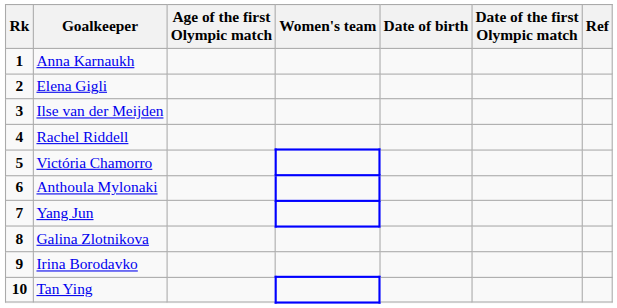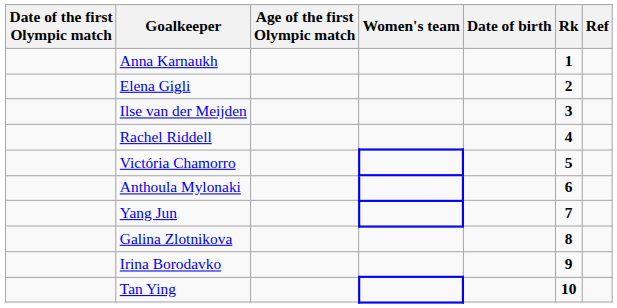columns swapped: (19, 26) <-> (527, 26)
